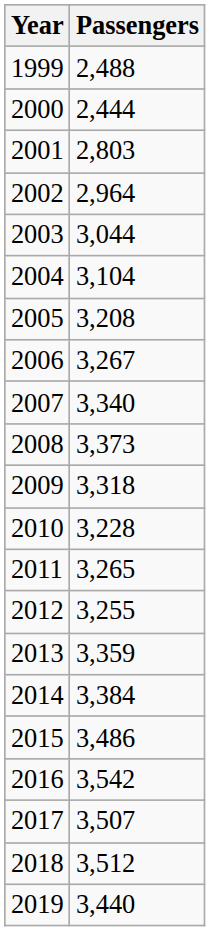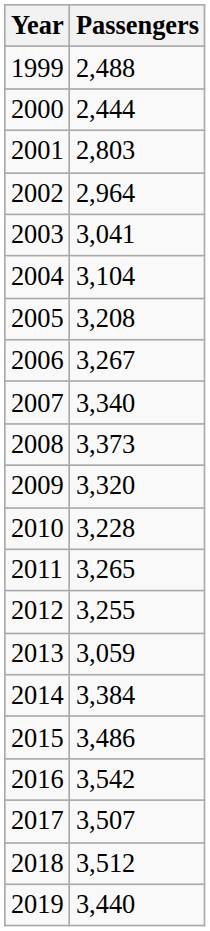(106, 234) 3,044 -> (106, 234) 3,041
(106, 485) 3,318 -> (106, 485) 3,320
(106, 653) 3,359 -> (106, 653) 3,059
